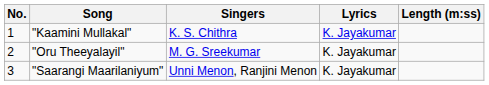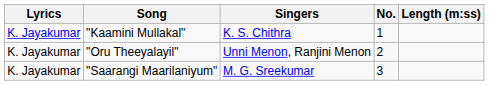columns swapped: (17, 14) <-> (359, 14)
(215, 52) M. G. Sreekumar -> (297, 52) Unni Menon, Ranjini Menon
(243, 71) Unni Menon, Ranjini Menon -> (269, 71) M. G. Sreekumar
